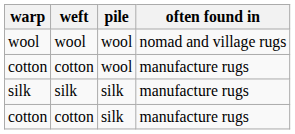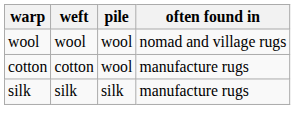- row: (28, 116)
